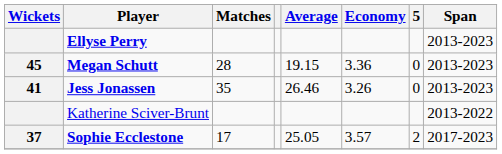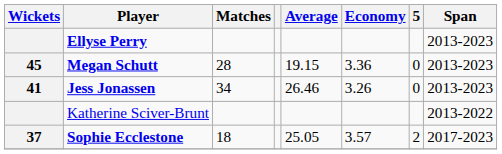(224, 88) 35 -> (224, 88) 34
(224, 137) 17 -> (224, 137) 18
